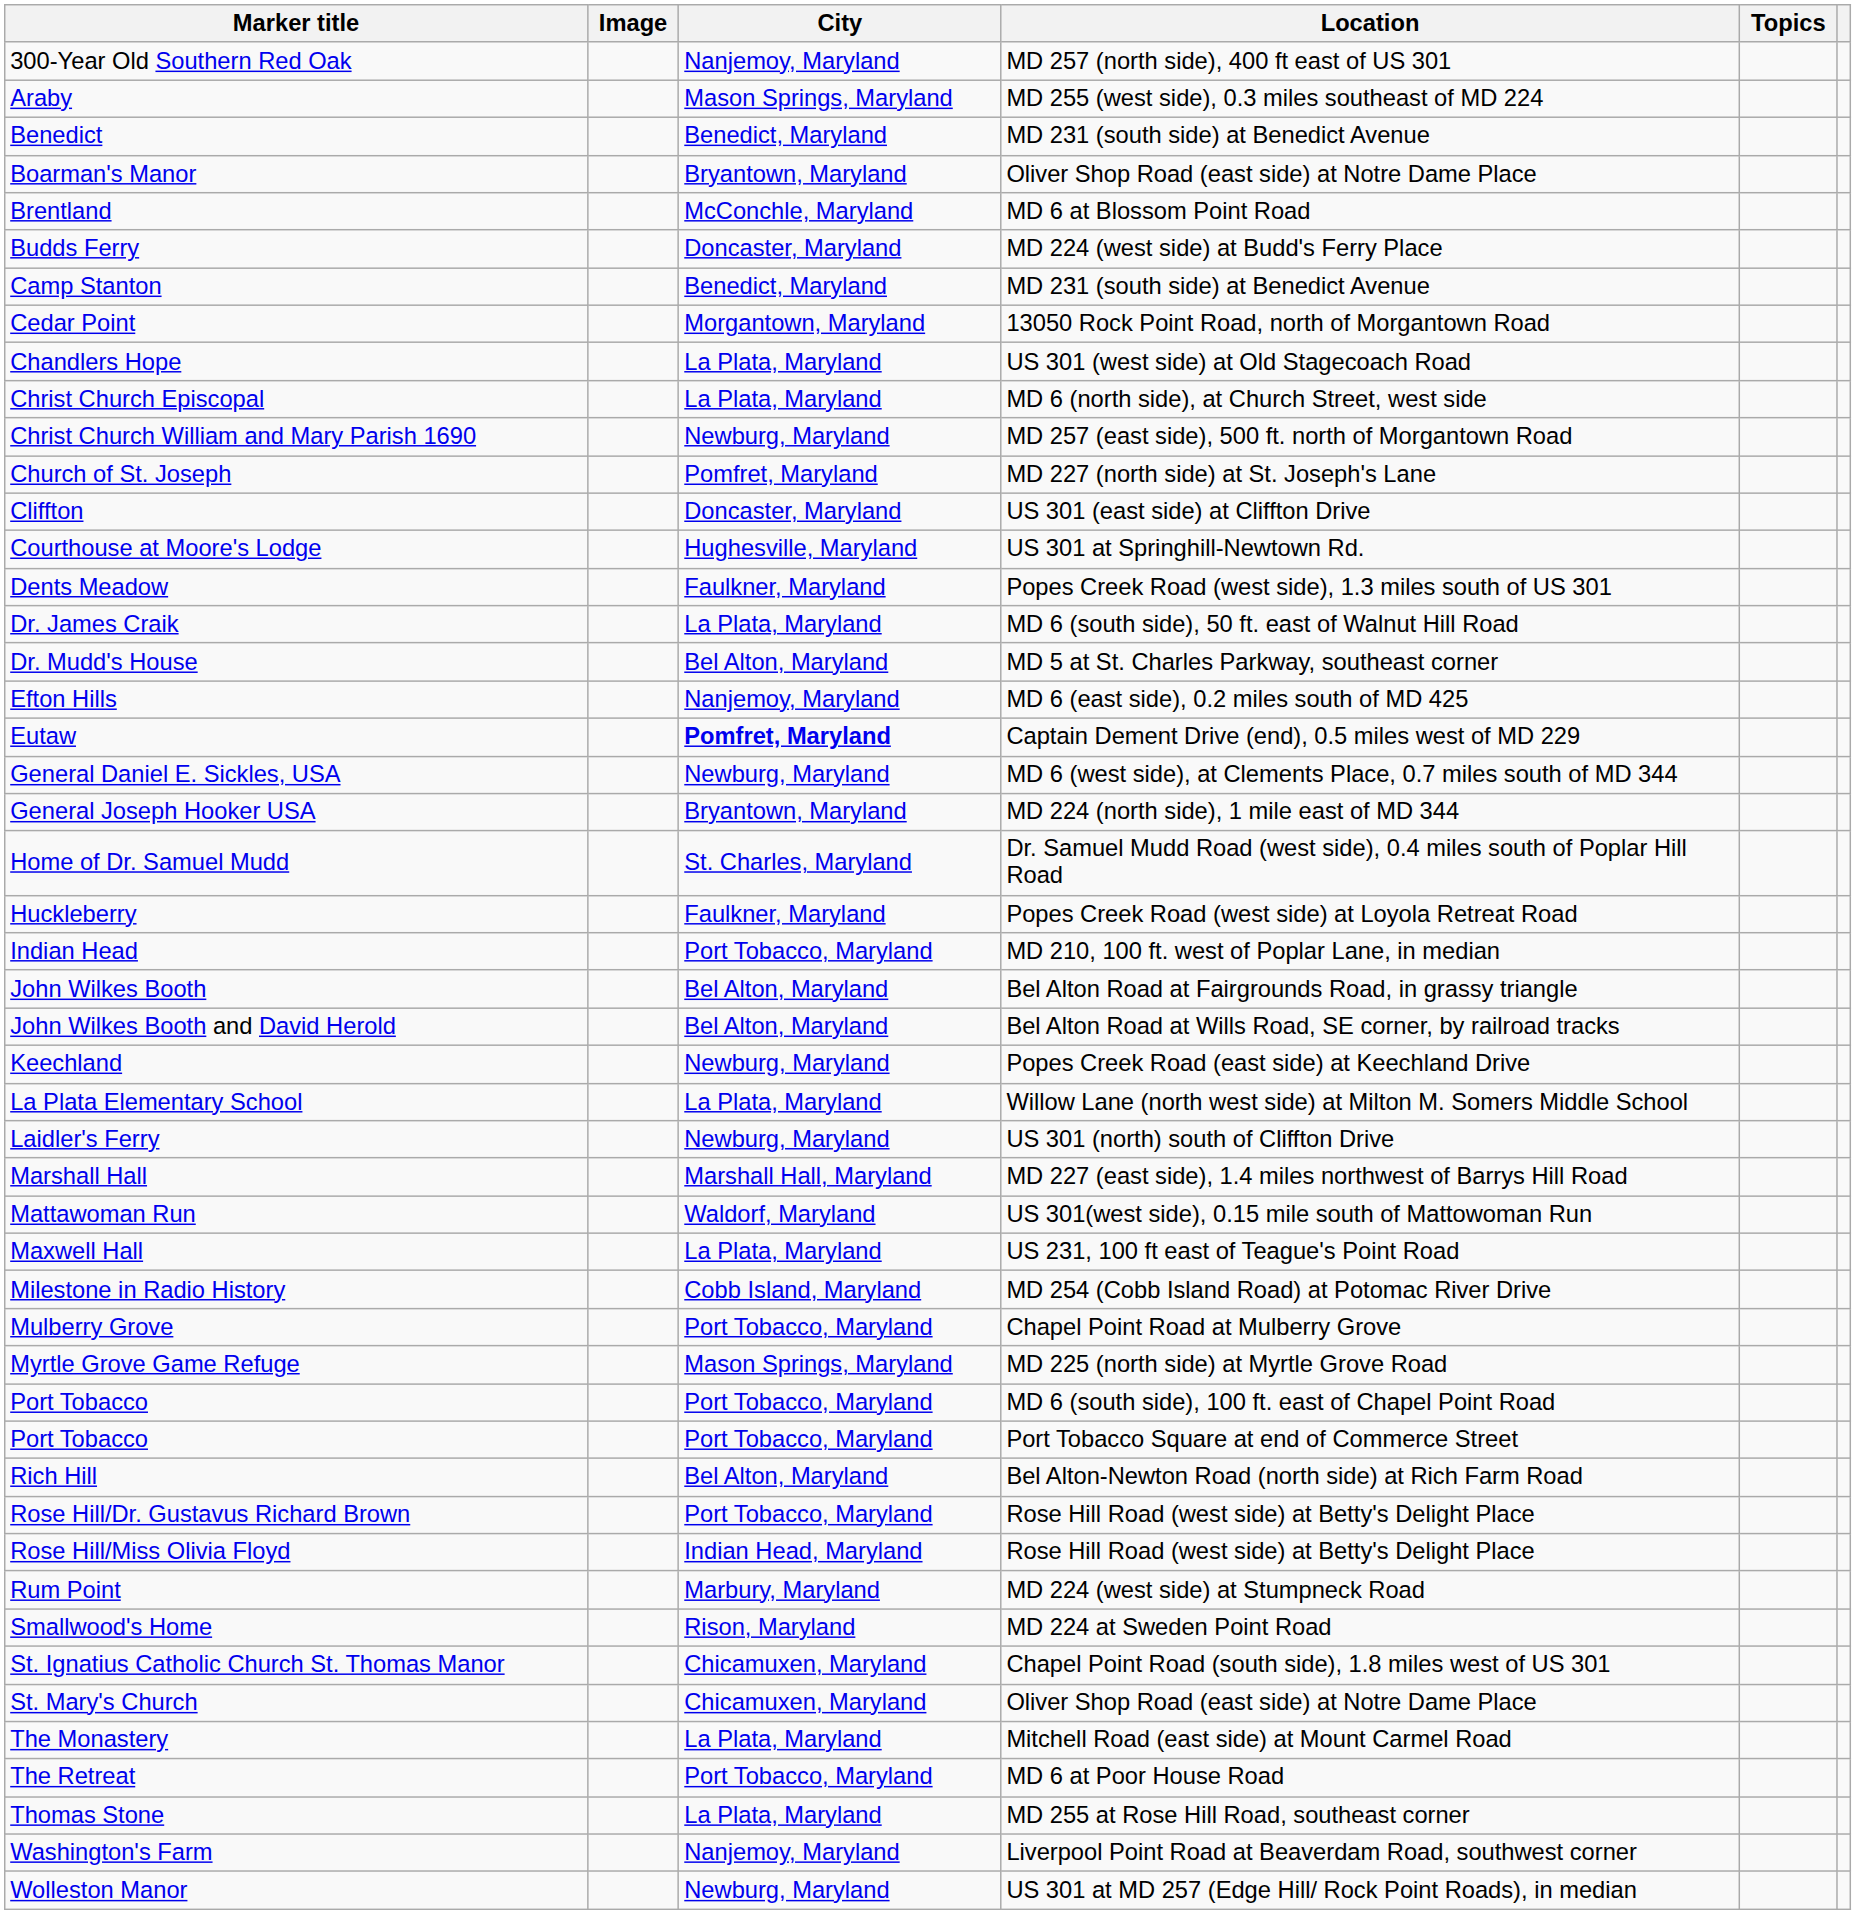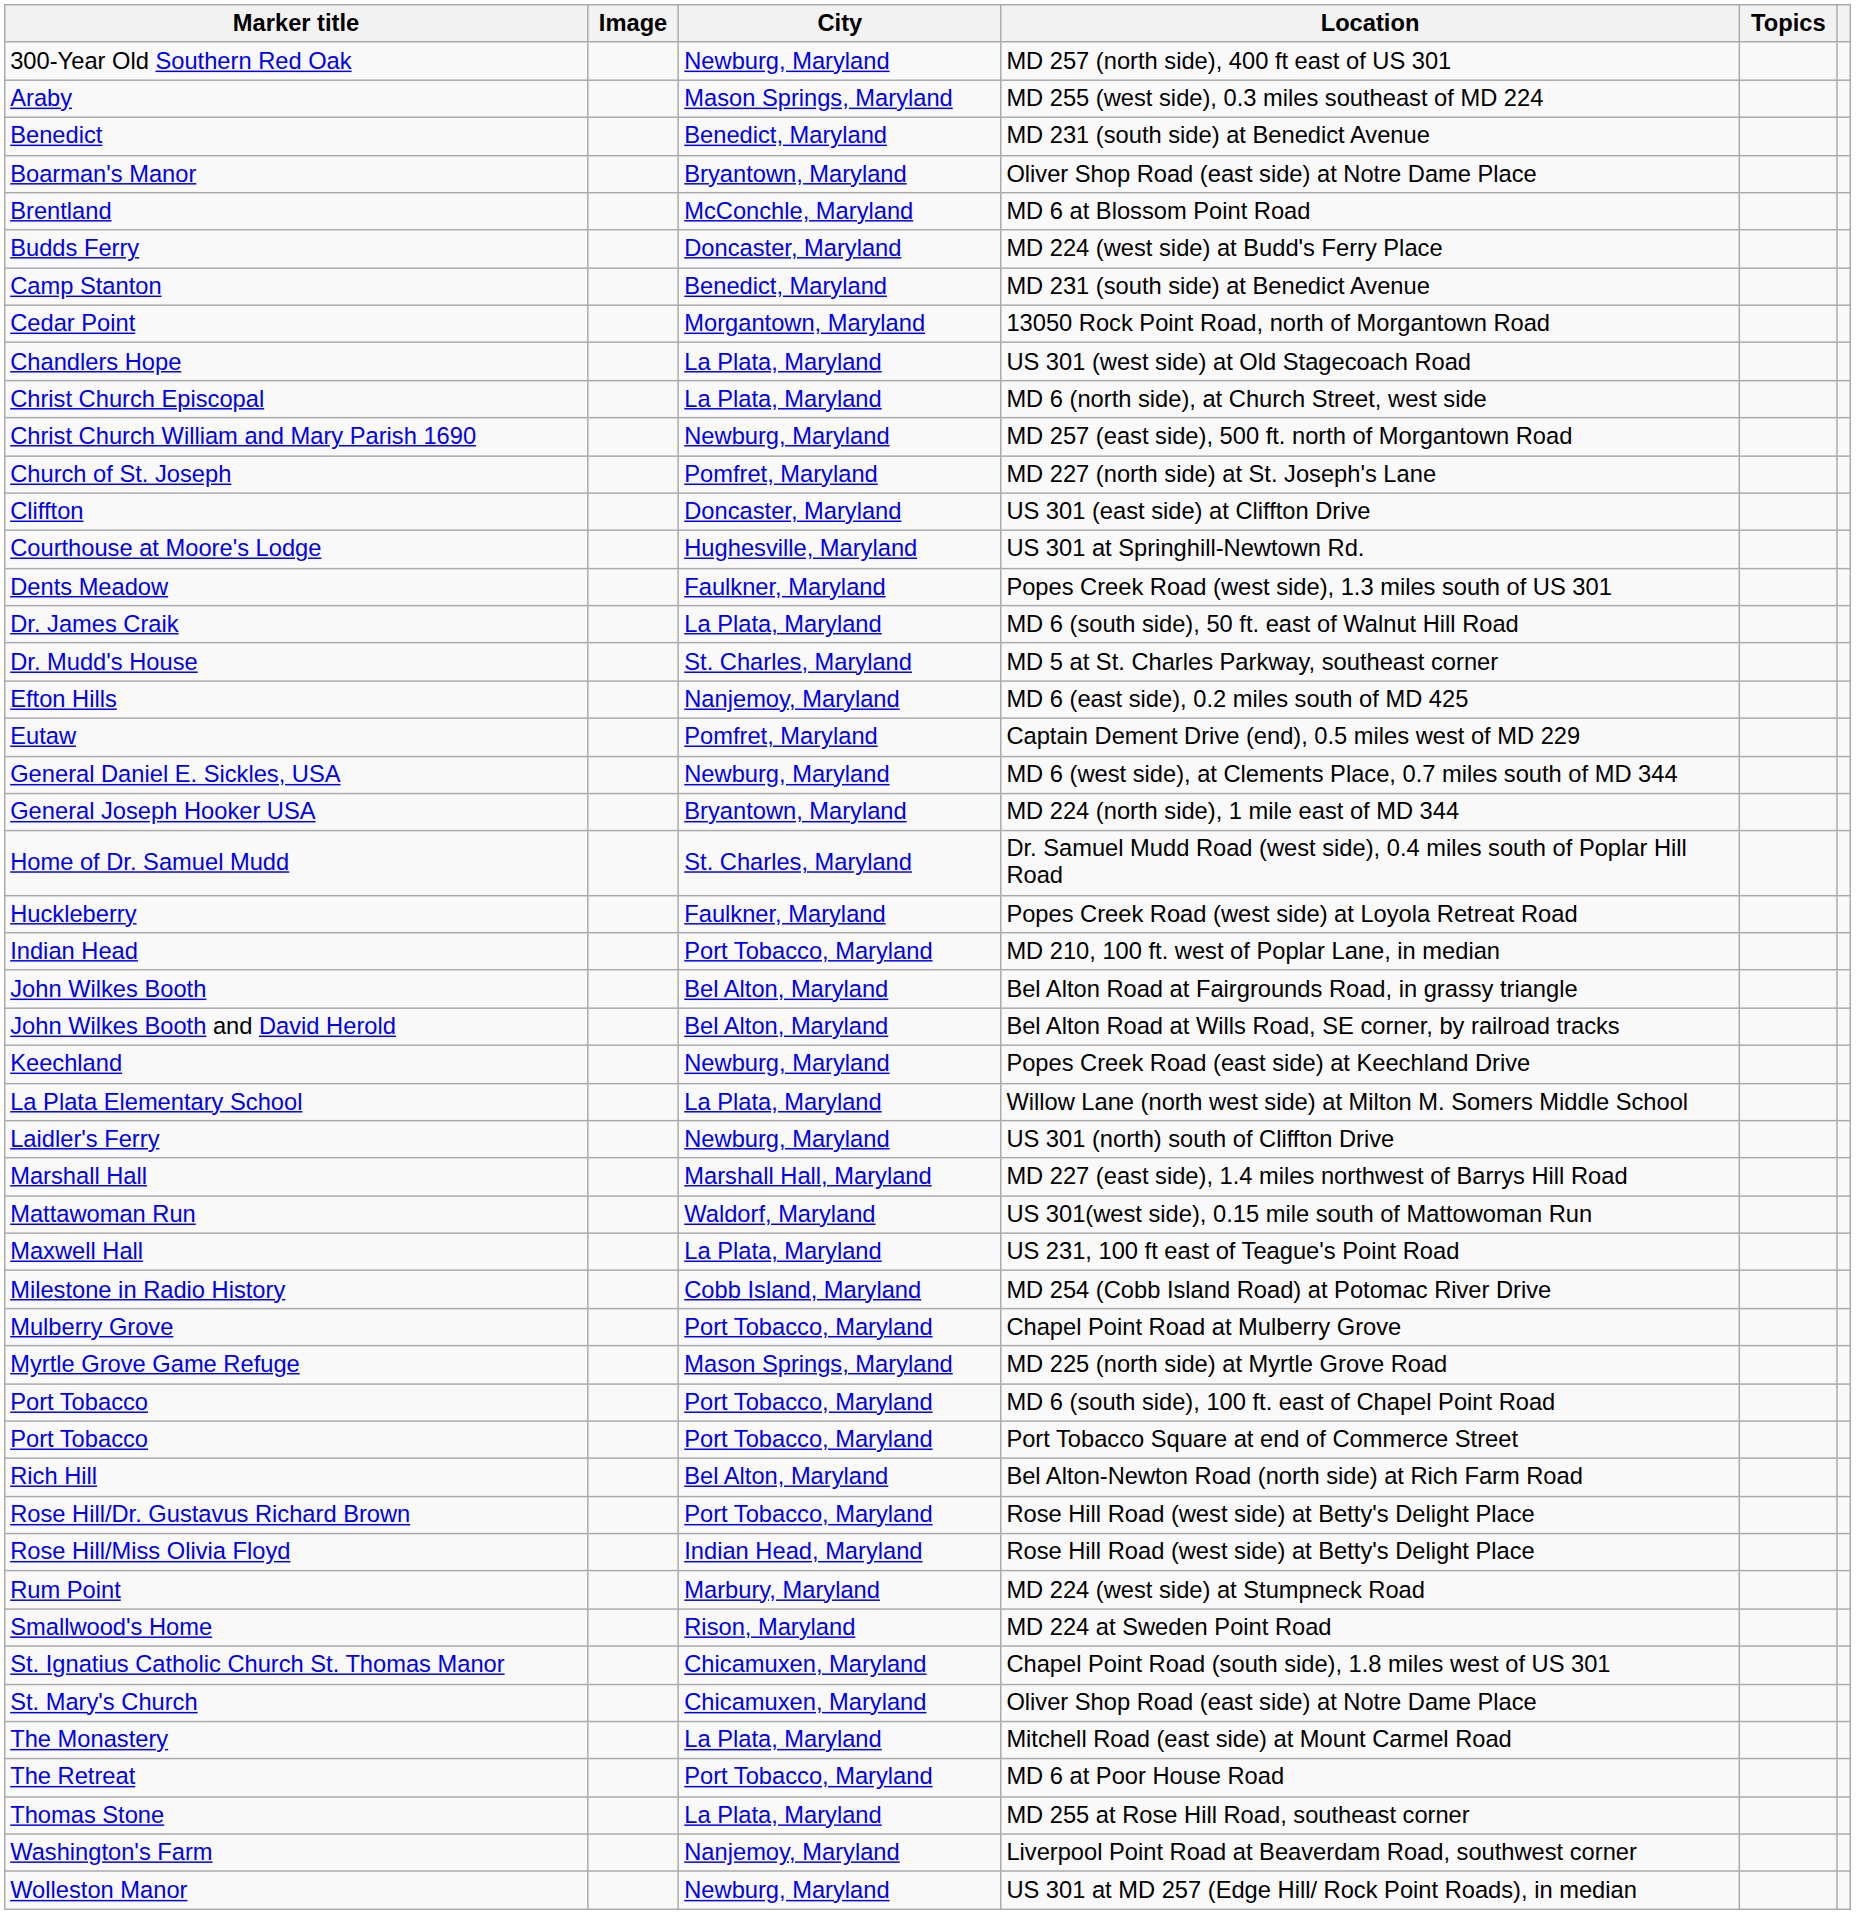(792, 60) Nanjemoy, Maryland -> (787, 60) Newburg, Maryland
(786, 661) Bel Alton, Maryland -> (798, 661) St. Charles, Maryland
(788, 736) bold -> (781, 736) normal
